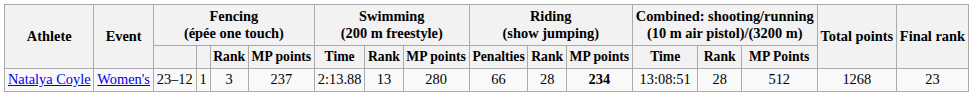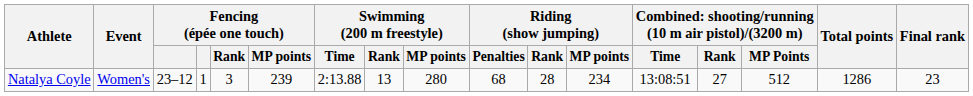(281, 79) 237 -> (281, 79) 239
(499, 79) 66 -> (499, 79) 68
(599, 79) bold -> (599, 79) normal
(720, 79) 28 -> (720, 79) 27
(857, 79) 1268 -> (857, 79) 1286
